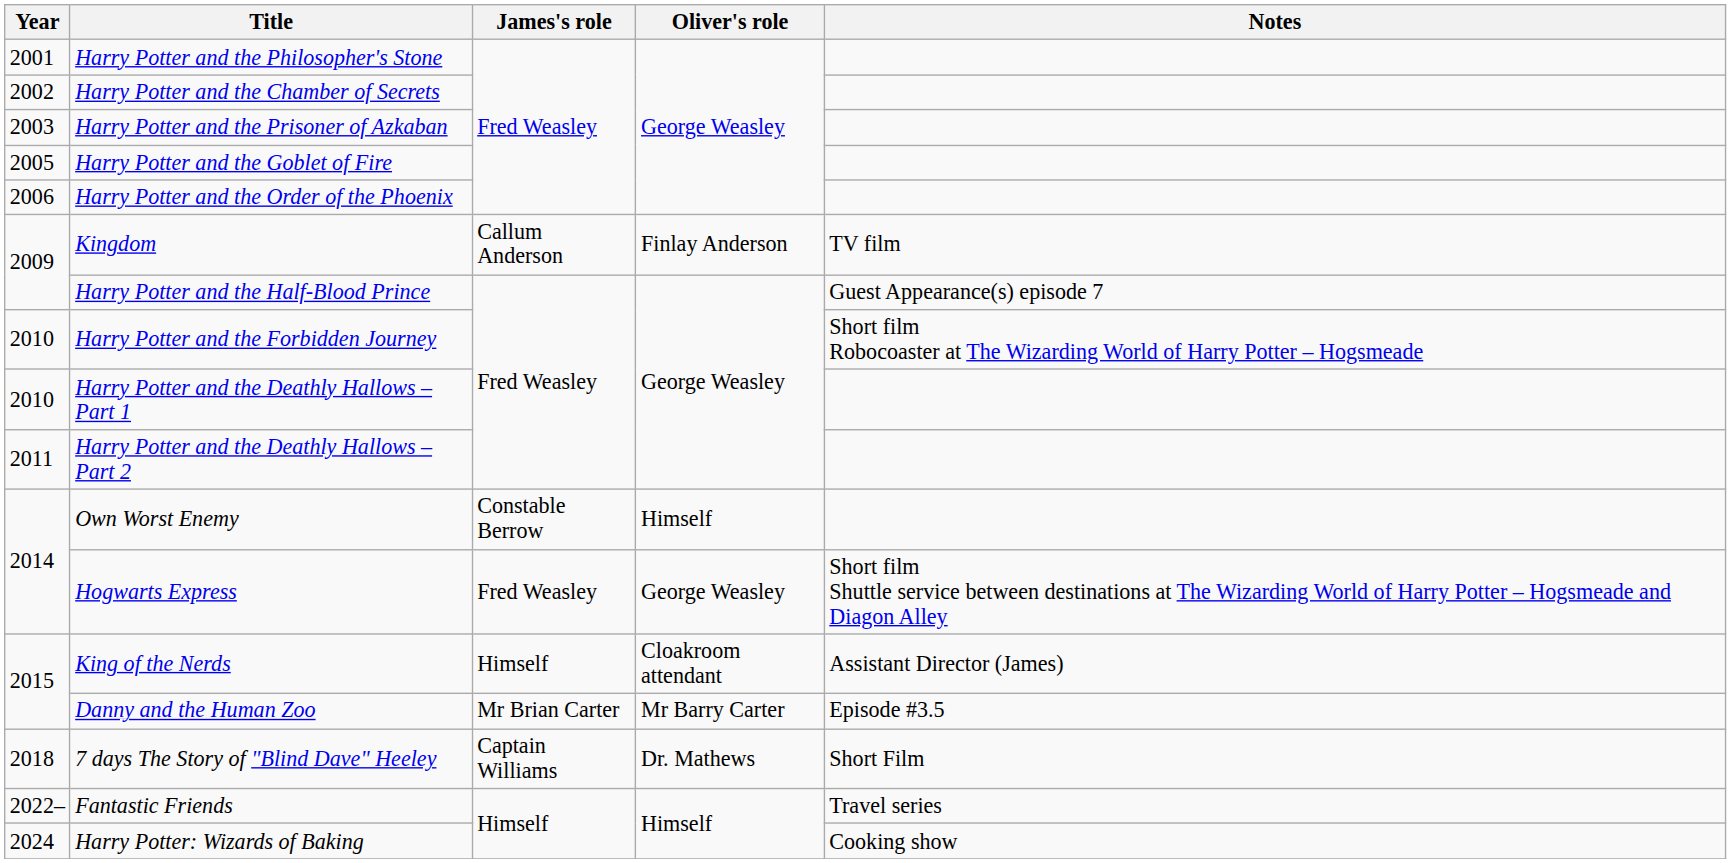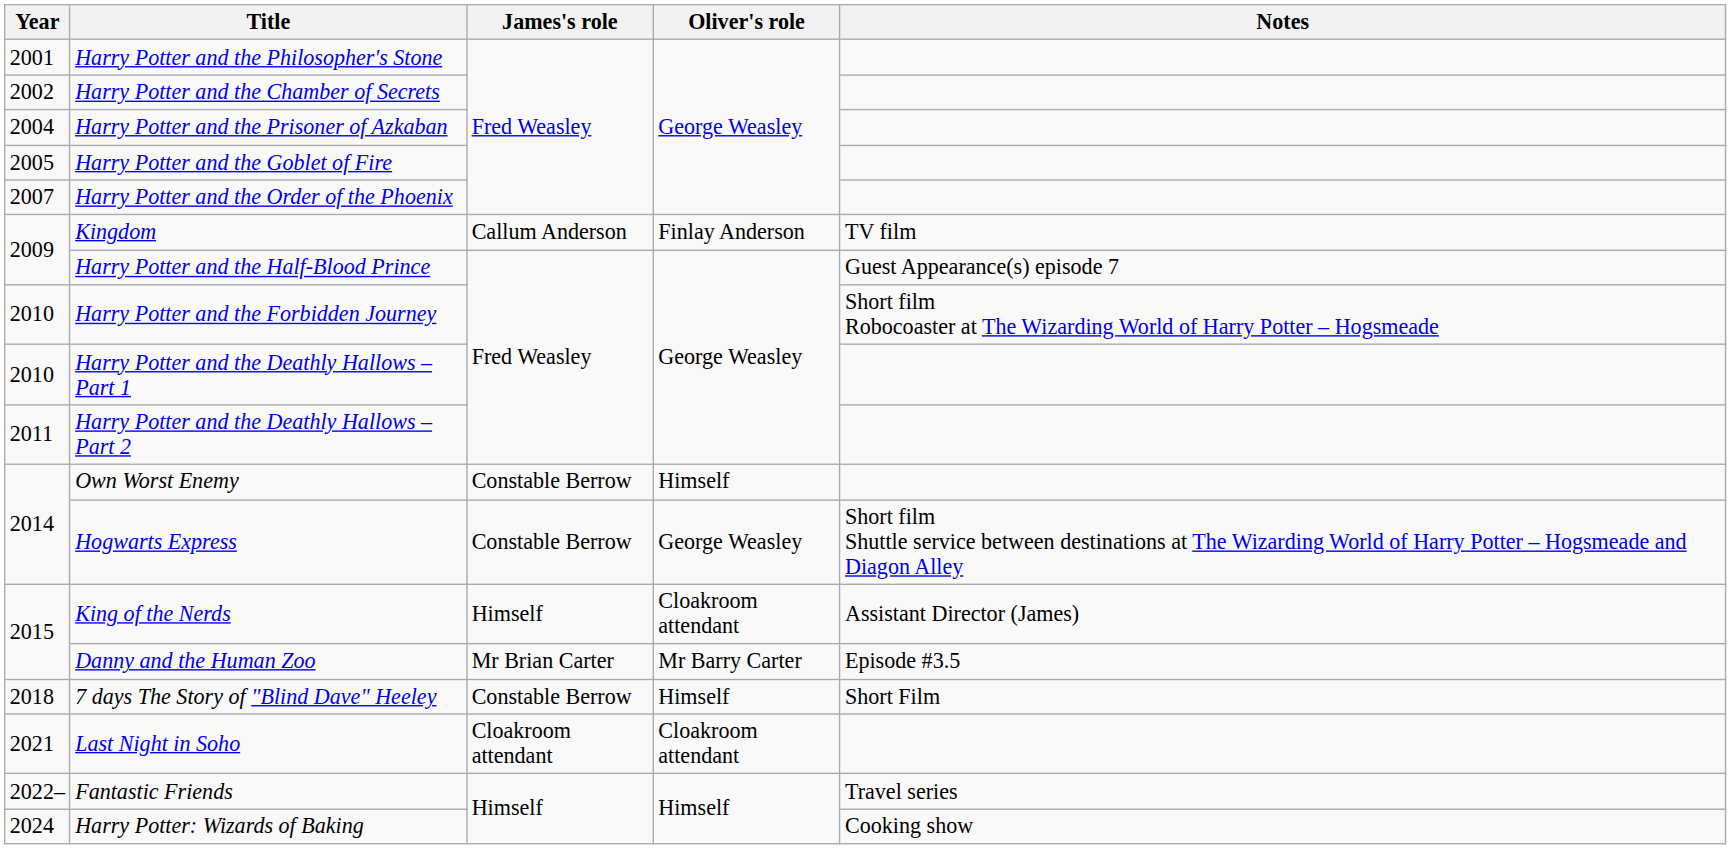(32, 127) 2003 -> (32, 127) 2004
(32, 197) 2006 -> (32, 197) 2007
(537, 591) Fred Weasley -> (552, 541) Constable Berrow
(517, 758) Captain Williams -> (552, 696) Constable Berrow
(698, 758) Dr. Mathews -> (694, 696) Himself
+ row: (158, 743)
